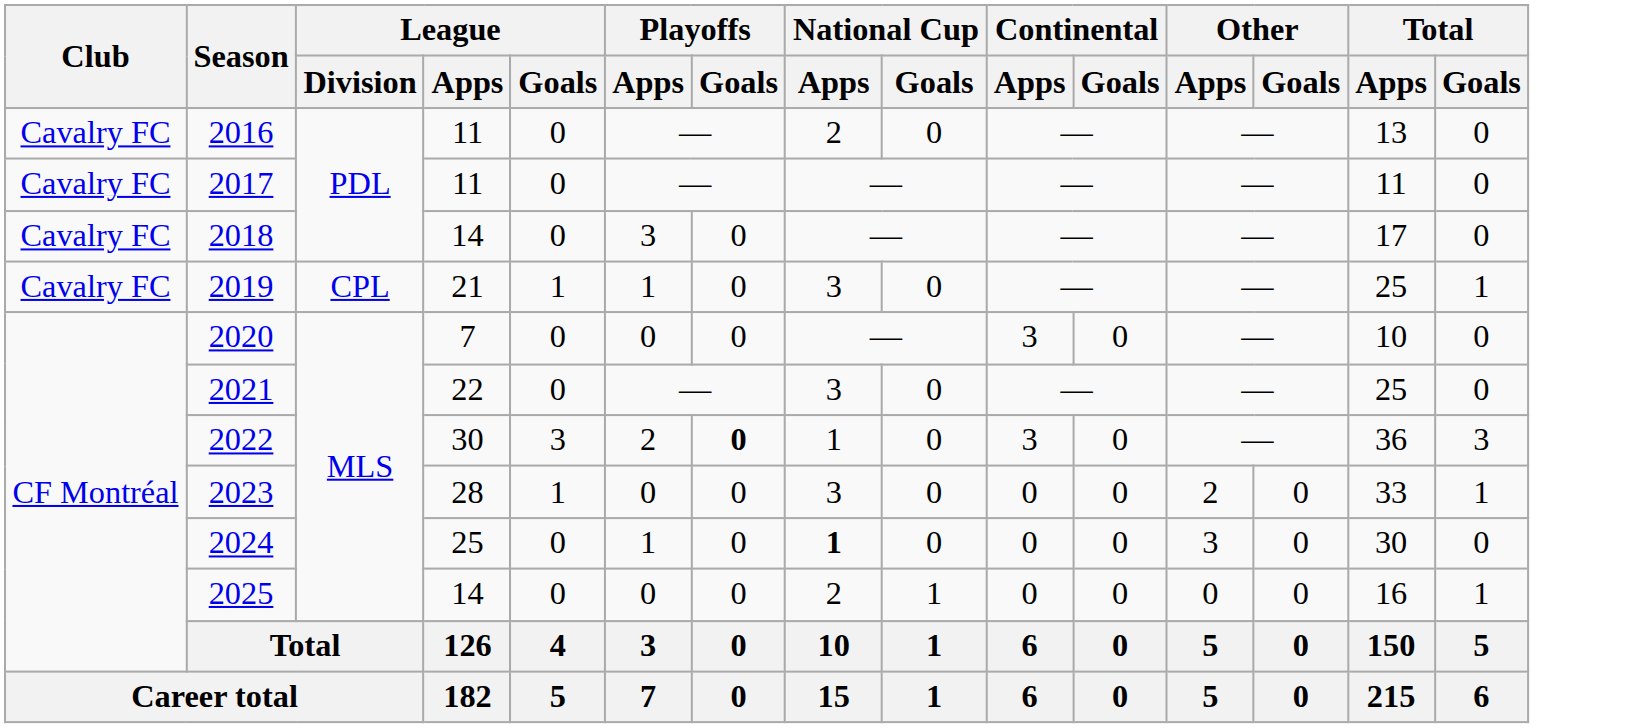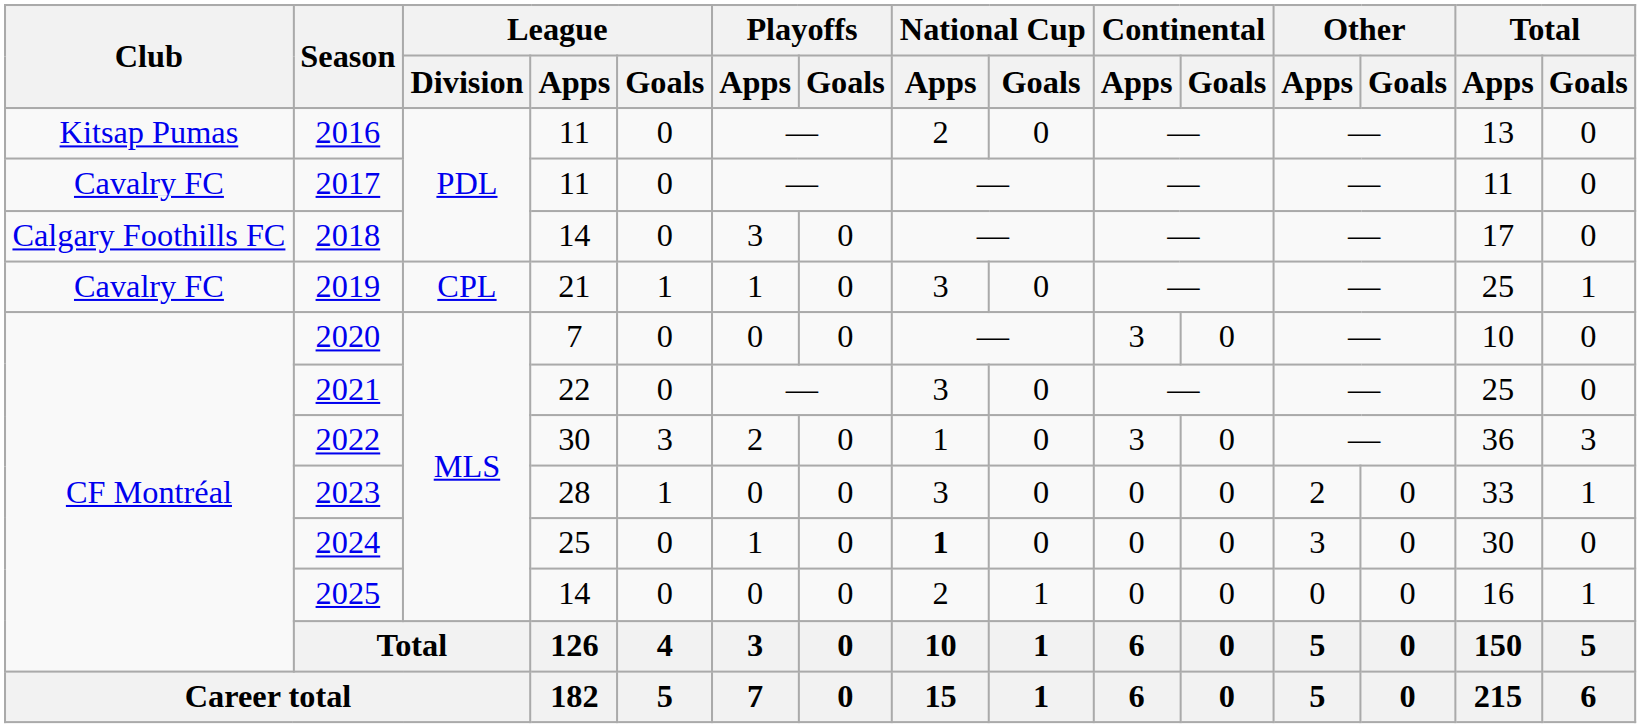(95, 132) Cavalry FC -> (149, 132) Kitsap Pumas
(95, 235) Cavalry FC -> (149, 235) Calgary Foothills FC
(739, 440) bold -> (845, 440) normal
